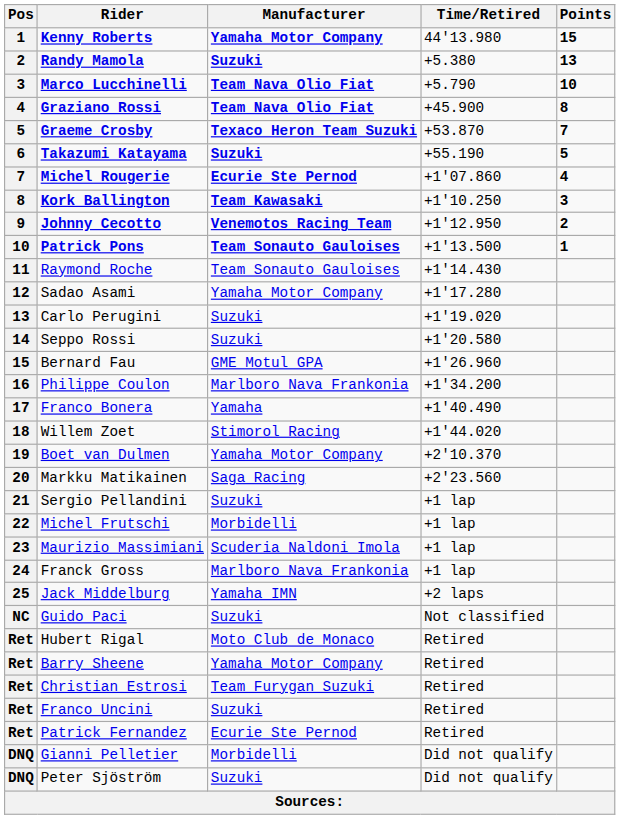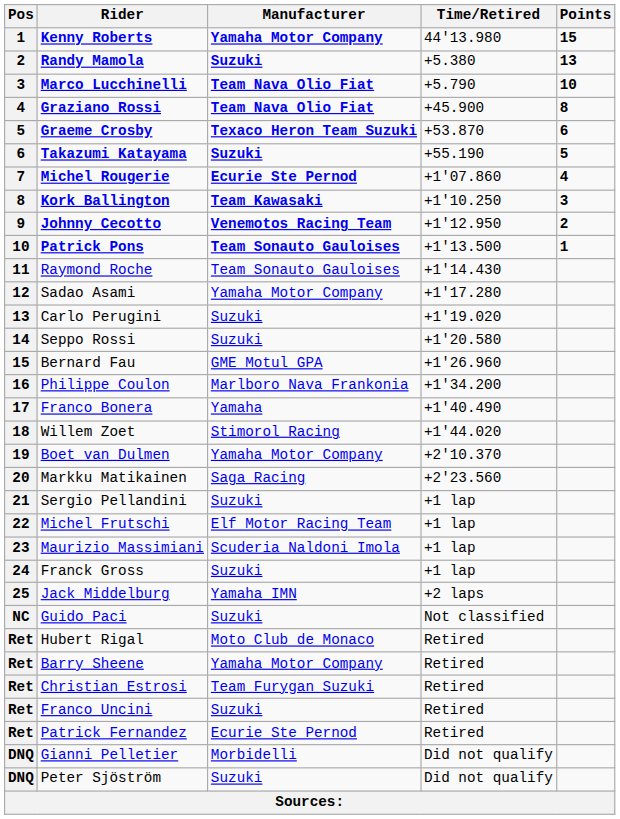(564, 132) 7 -> (564, 132) 6
(254, 525) Morbidelli -> (301, 525) Elf Motor Racing Team
(310, 572) Marlboro Nava Frankonia -> (237, 572) Suzuki
